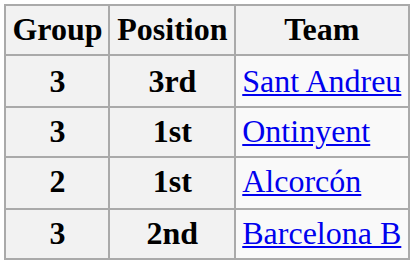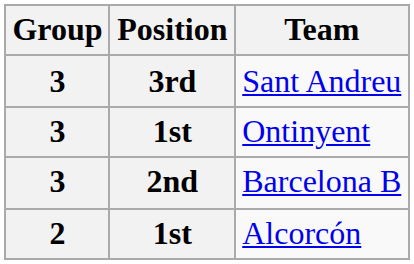rows swapped: (302, 182) <-> (322, 232)
